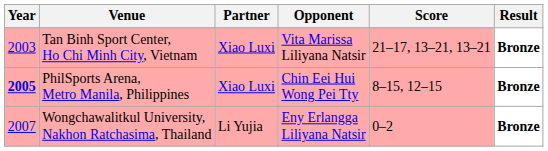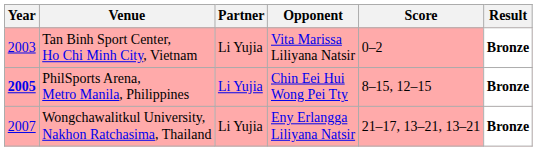(246, 47) Xiao Luxi -> (240, 47) Li Yujia
(431, 47) 21–17, 13–21, 13–21 -> (372, 47) 0–2
(246, 87) Xiao Luxi -> (240, 87) Li Yujia
(383, 126) 0–2 -> (421, 126) 21–17, 13–21, 13–21
